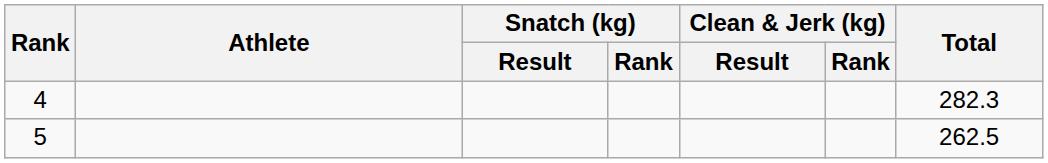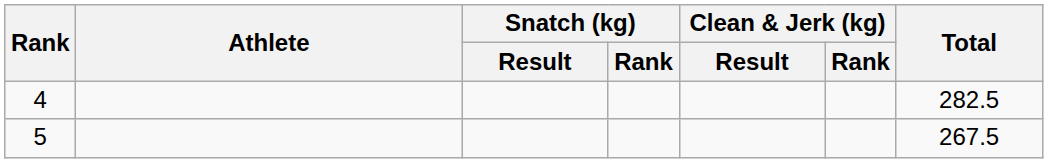(969, 99) 282.3 -> (969, 99) 282.5
(969, 137) 262.5 -> (969, 137) 267.5
